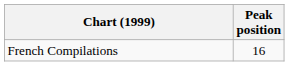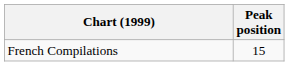(259, 50) 16 -> (259, 50) 15
